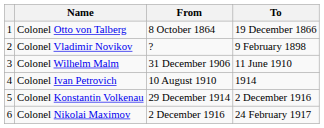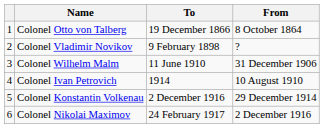columns swapped: (189, 13) <-> (276, 13)
